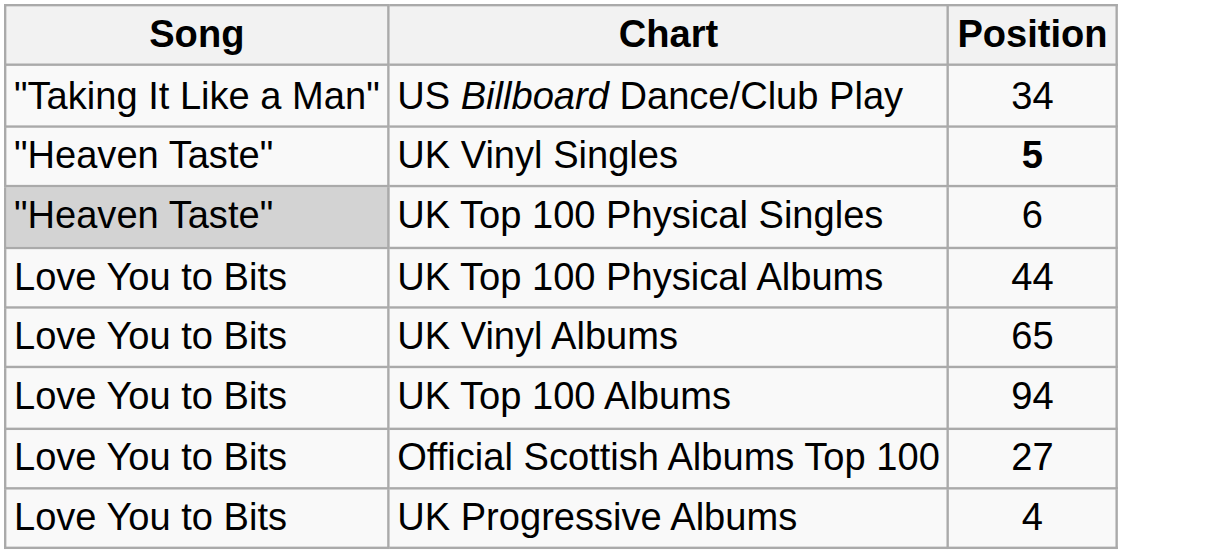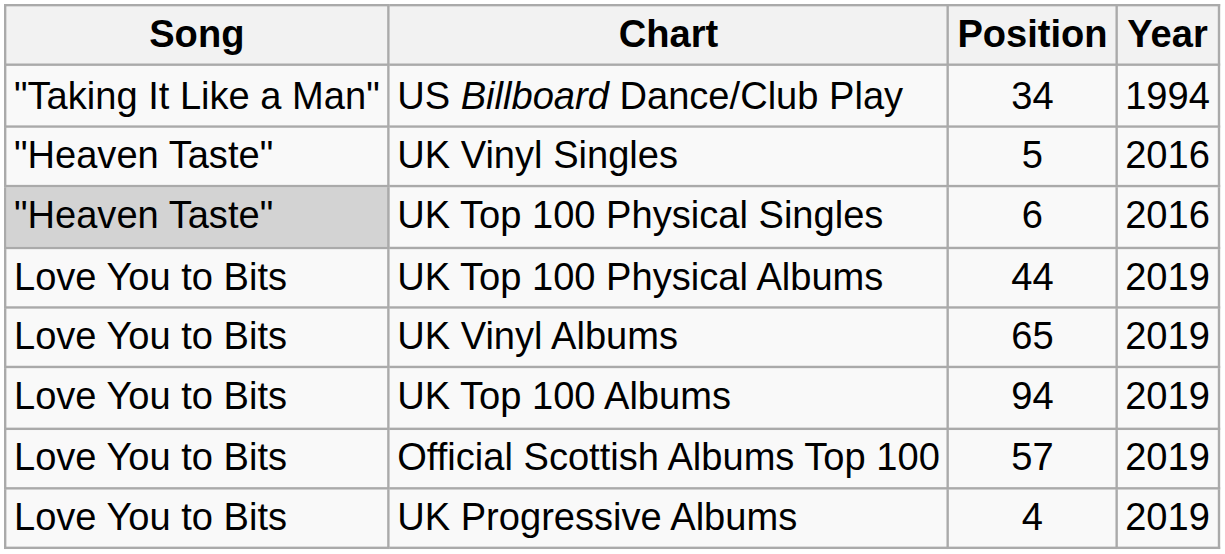+ column: (1167, 34)
(1032, 155) bold -> (1032, 155) normal
(1032, 457) 27 -> (1032, 457) 57
